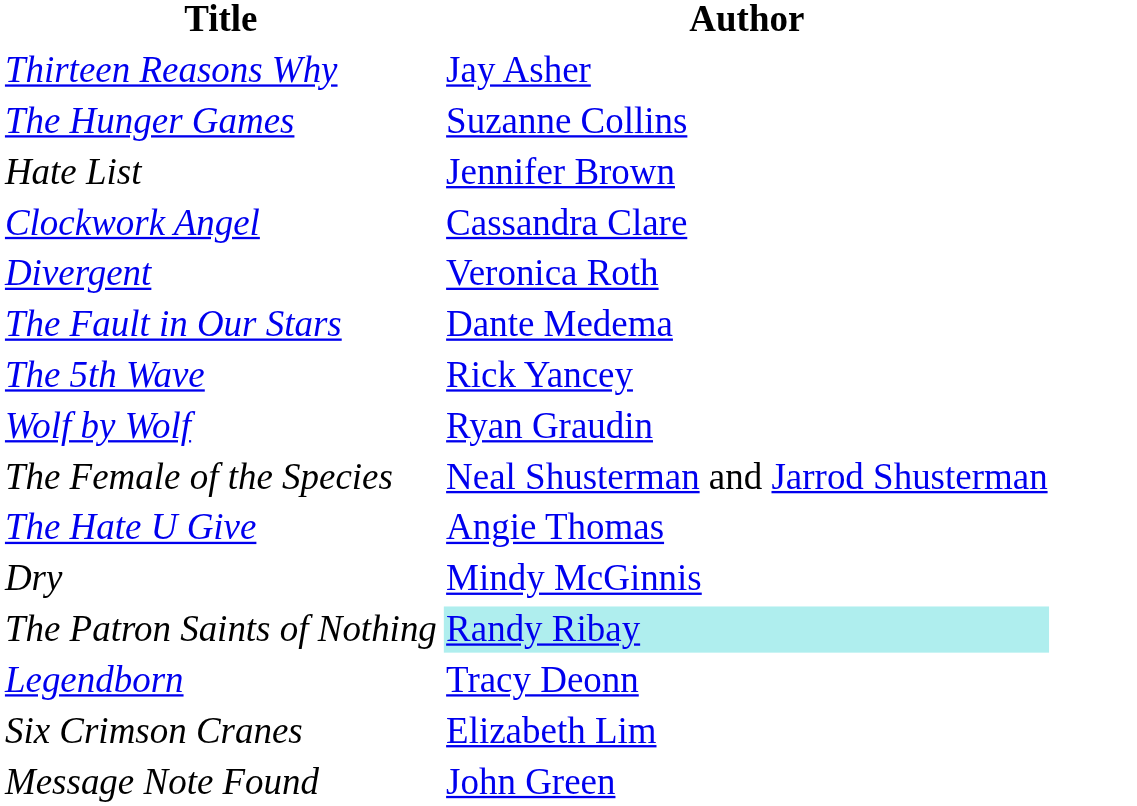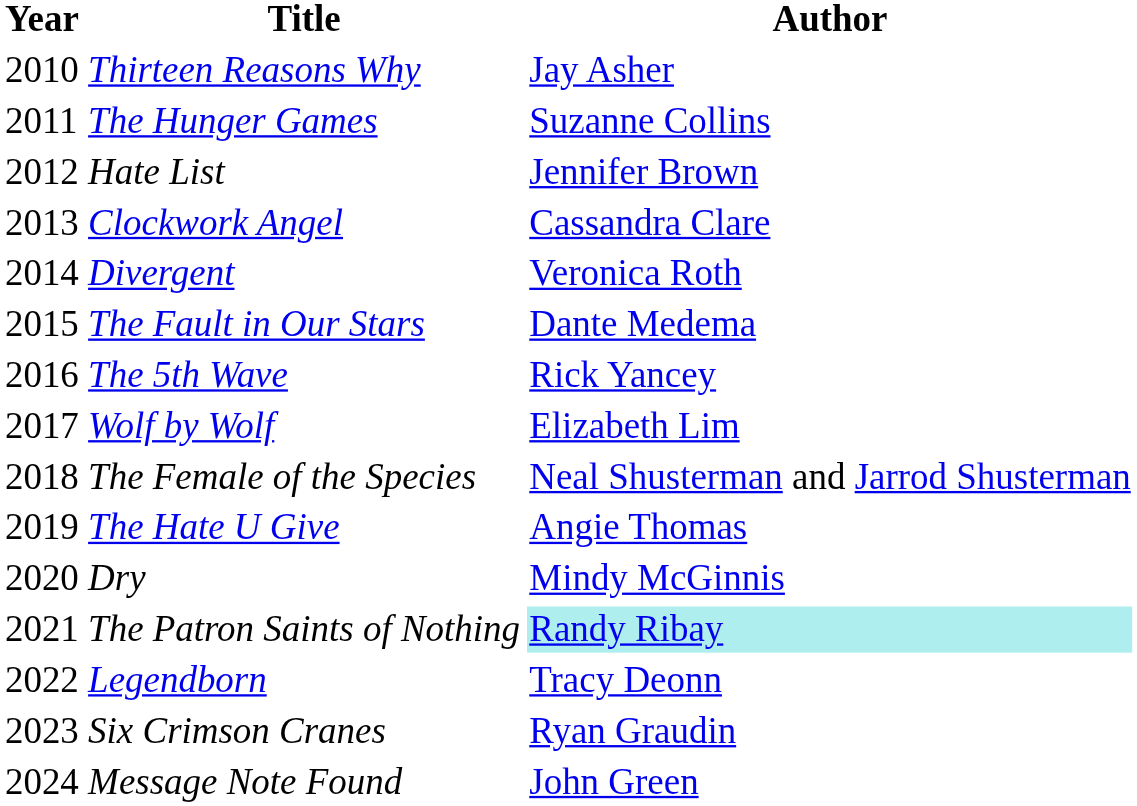+ column: (42, 19)
(550, 425) Ryan Graudin -> (634, 425) Elizabeth Lim
(551, 730) Elizabeth Lim -> (633, 730) Ryan Graudin
